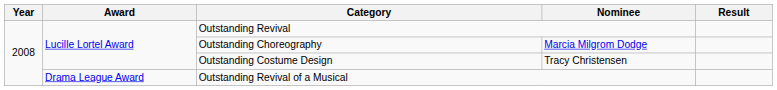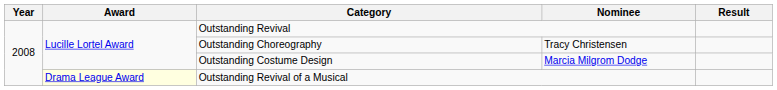(596, 45) Marcia Milgrom Dodge -> (586, 45) Tracy Christensen
(586, 61) Tracy Christensen -> (596, 61) Marcia Milgrom Dodge
(94, 77) no background -> (94, 77) lightyellow background
